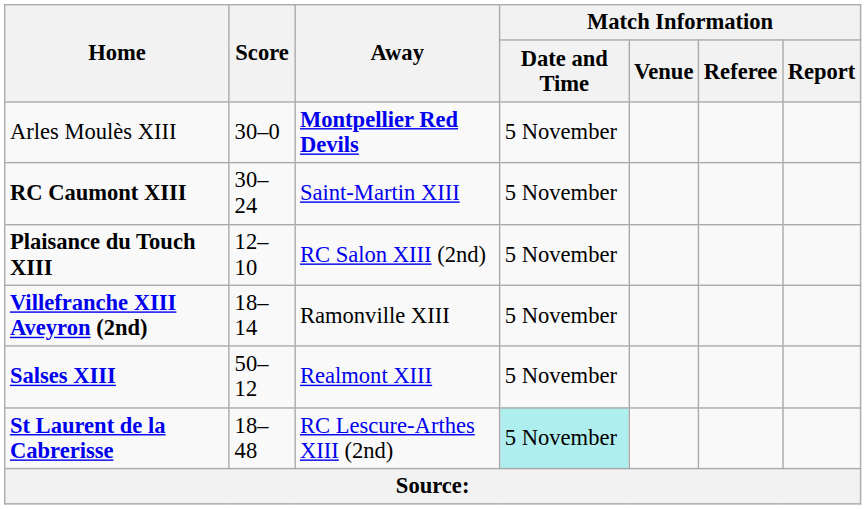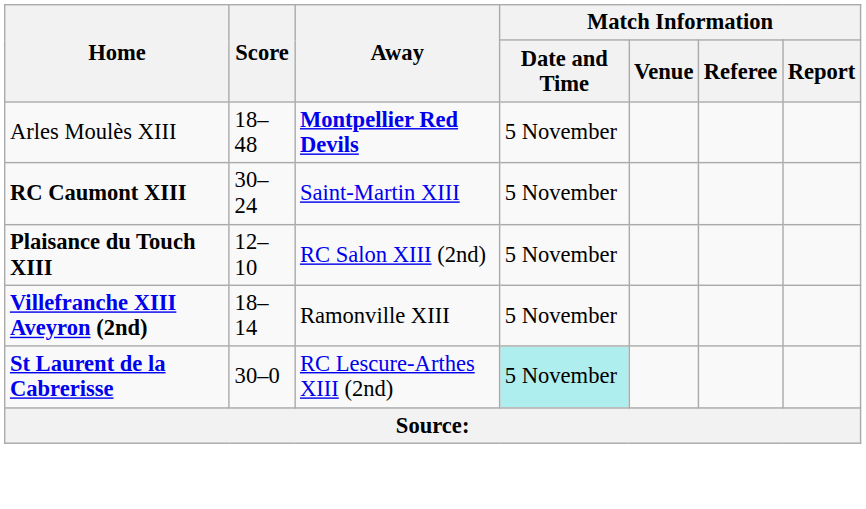(257, 132) 30–0 -> (252, 132) 18–48
- row: (63, 376)
(252, 437) 18–48 -> (257, 376) 30–0
